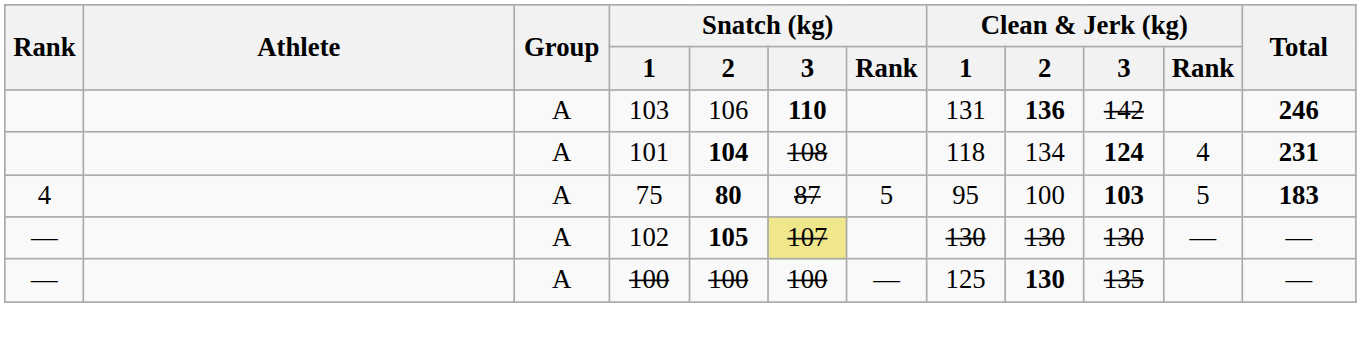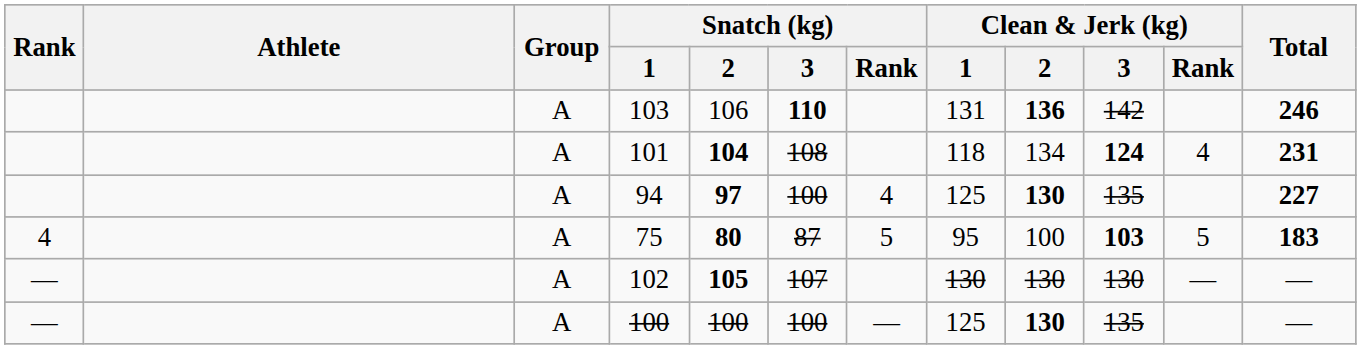+ row: (649, 195)
(807, 237) khaki background -> (807, 279) no background
